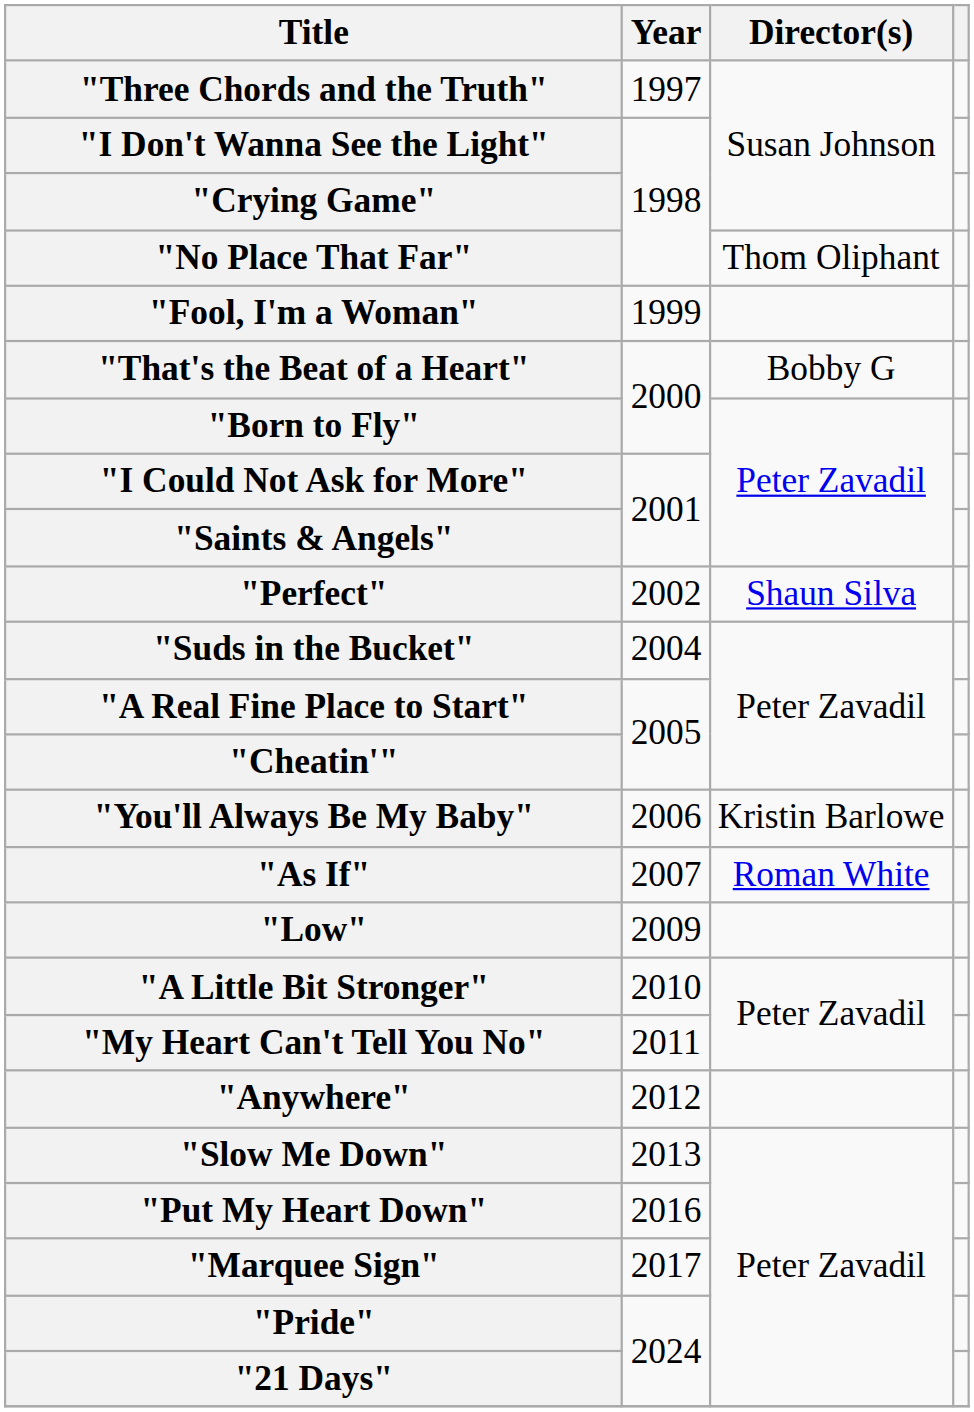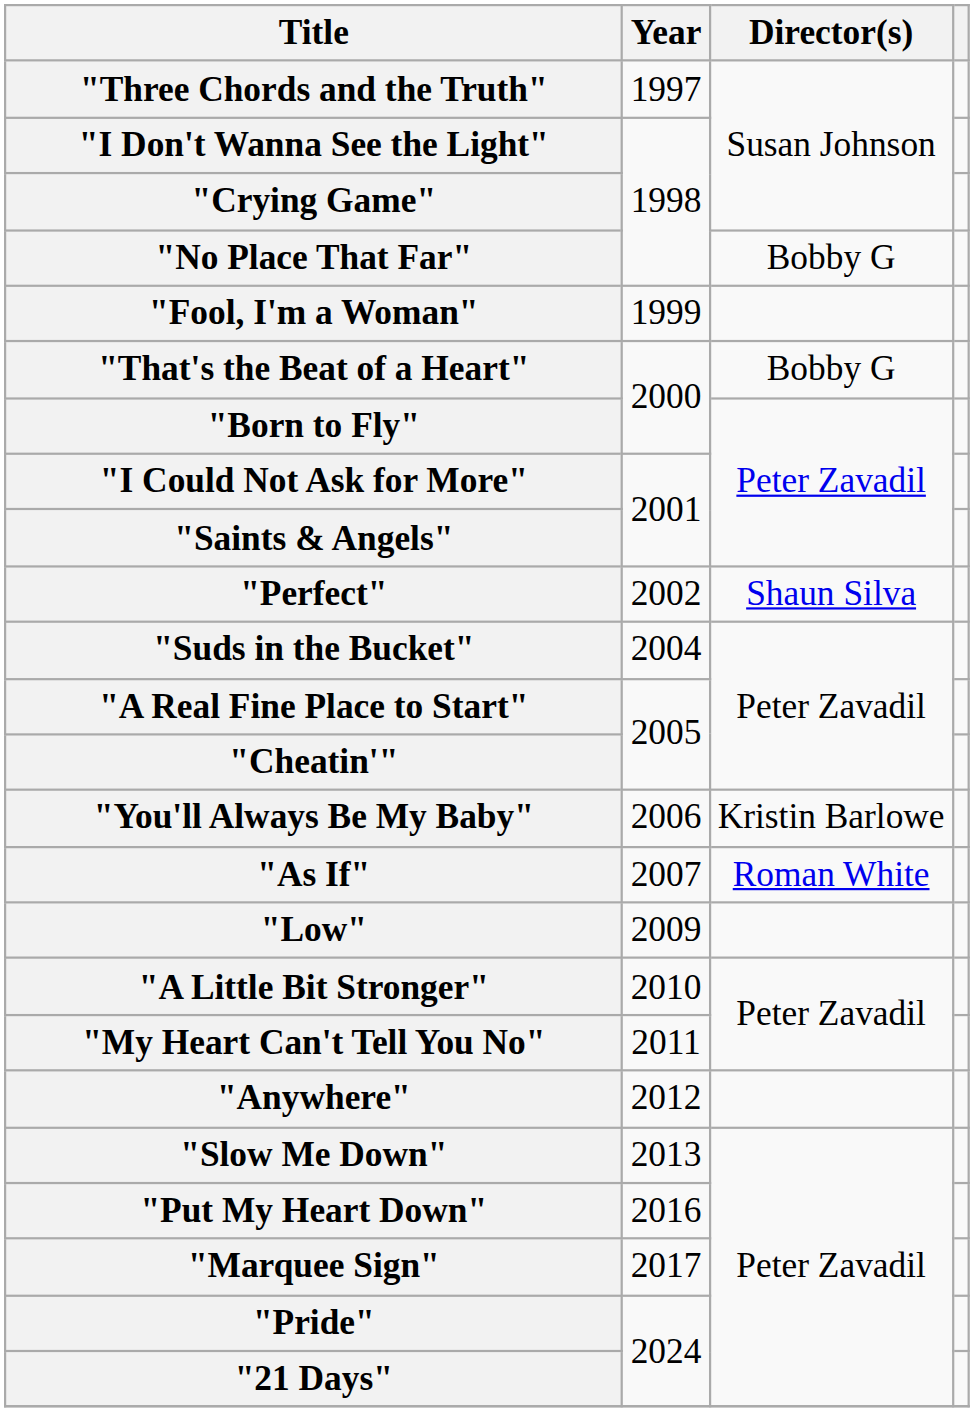(831, 256) Thom Oliphant -> (831, 256) Bobby G
